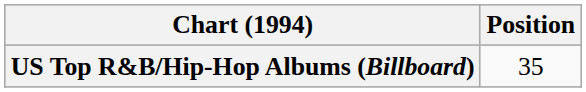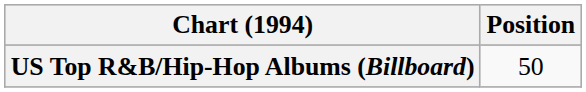(531, 65) 35 -> (531, 65) 50
